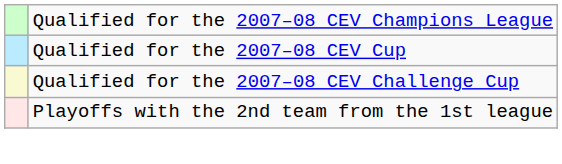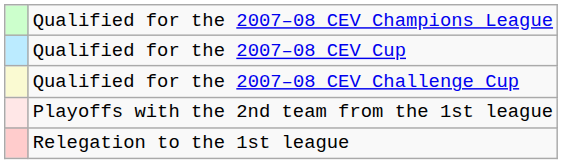+ row: (191, 143)
